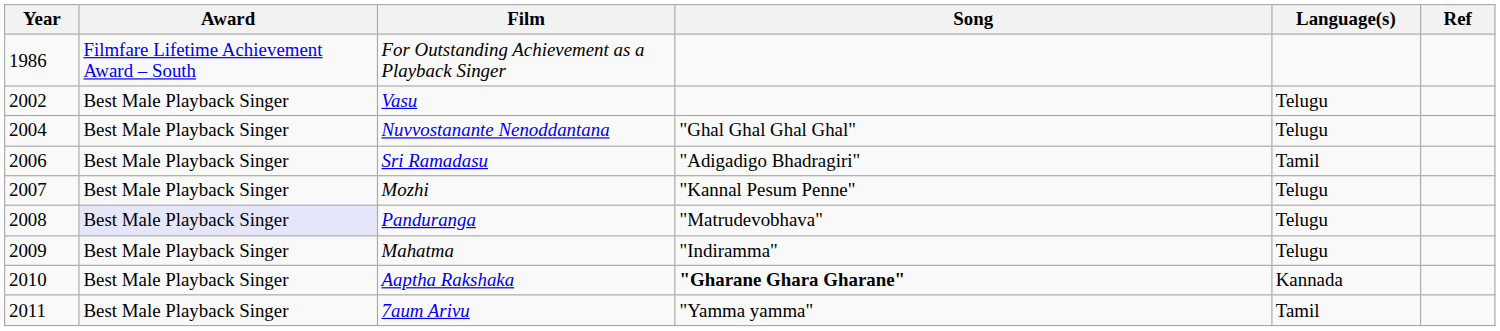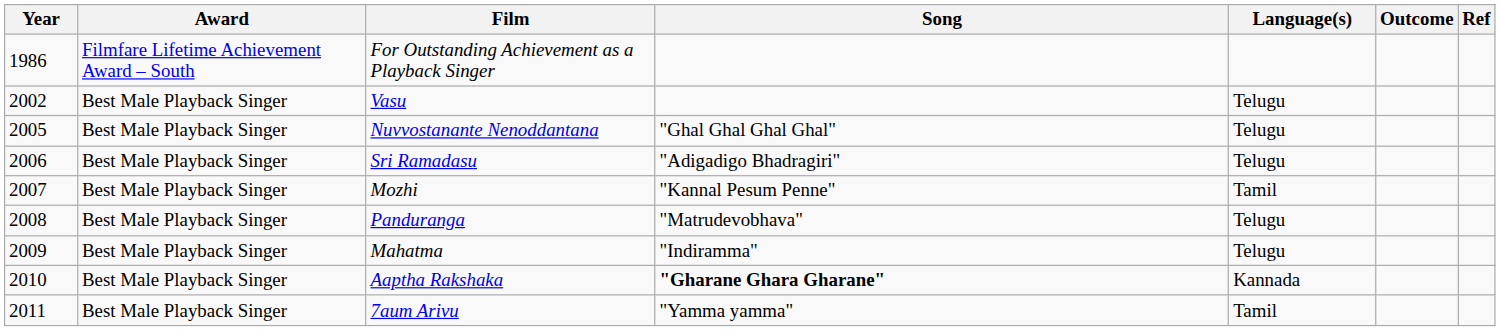+ column: (1417, 19)
(28, 130) 2004 -> (28, 130) 2005
(1298, 160) Tamil -> (1259, 160) Telugu
(1302, 190) Telugu -> (1255, 190) Tamil
(186, 220) lavender background -> (185, 220) no background
